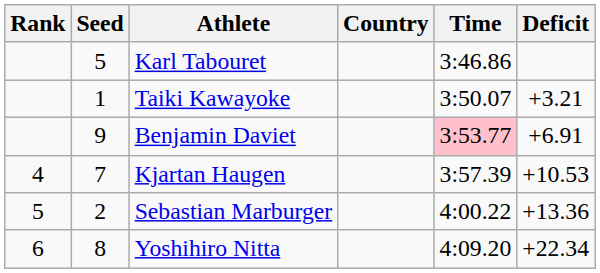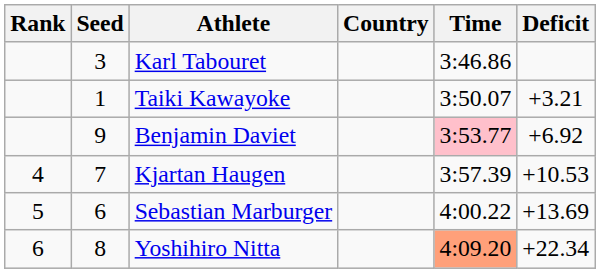(100, 60) 5 -> (100, 60) 3
(556, 135) +6.91 -> (556, 135) +6.92
(100, 211) 2 -> (100, 211) 6
(556, 211) +13.36 -> (556, 211) +13.69
(475, 248) no background -> (475, 248) lightsalmon background
